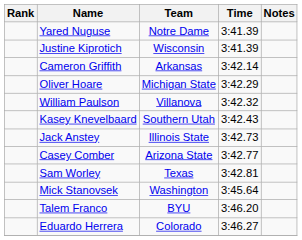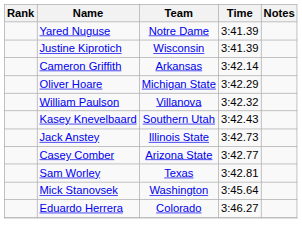- row: (73, 208)
